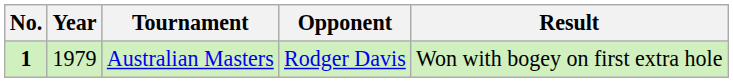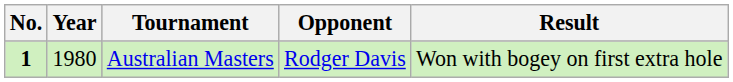(75, 59) 1979 -> (75, 59) 1980
